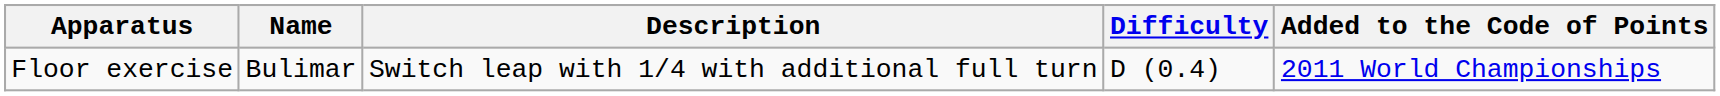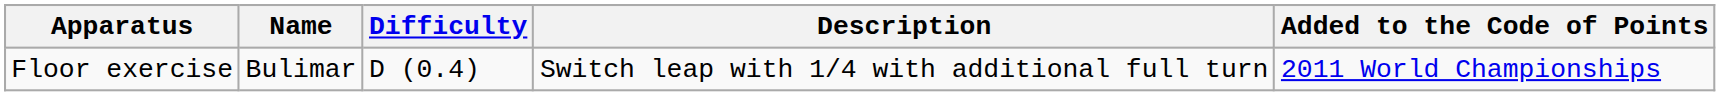columns swapped: (733, 27) <-> (1189, 27)
